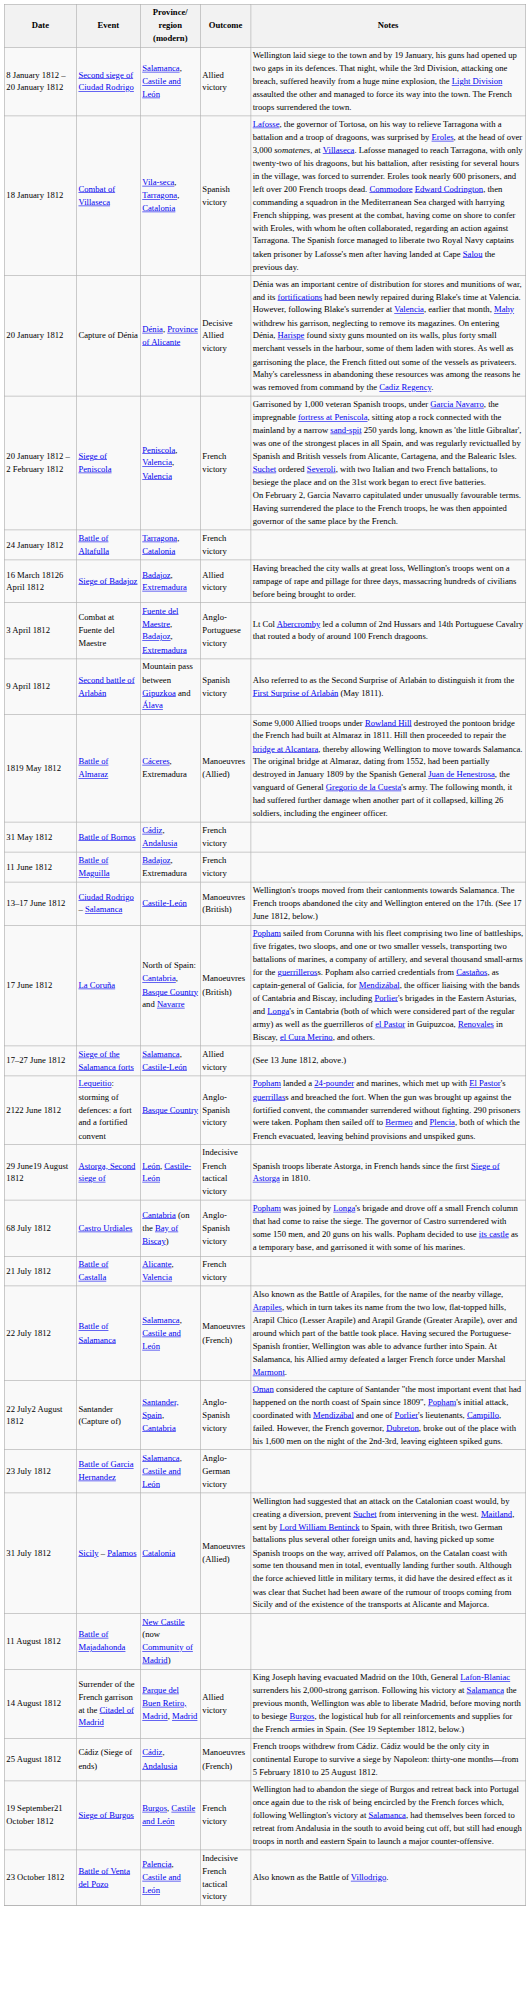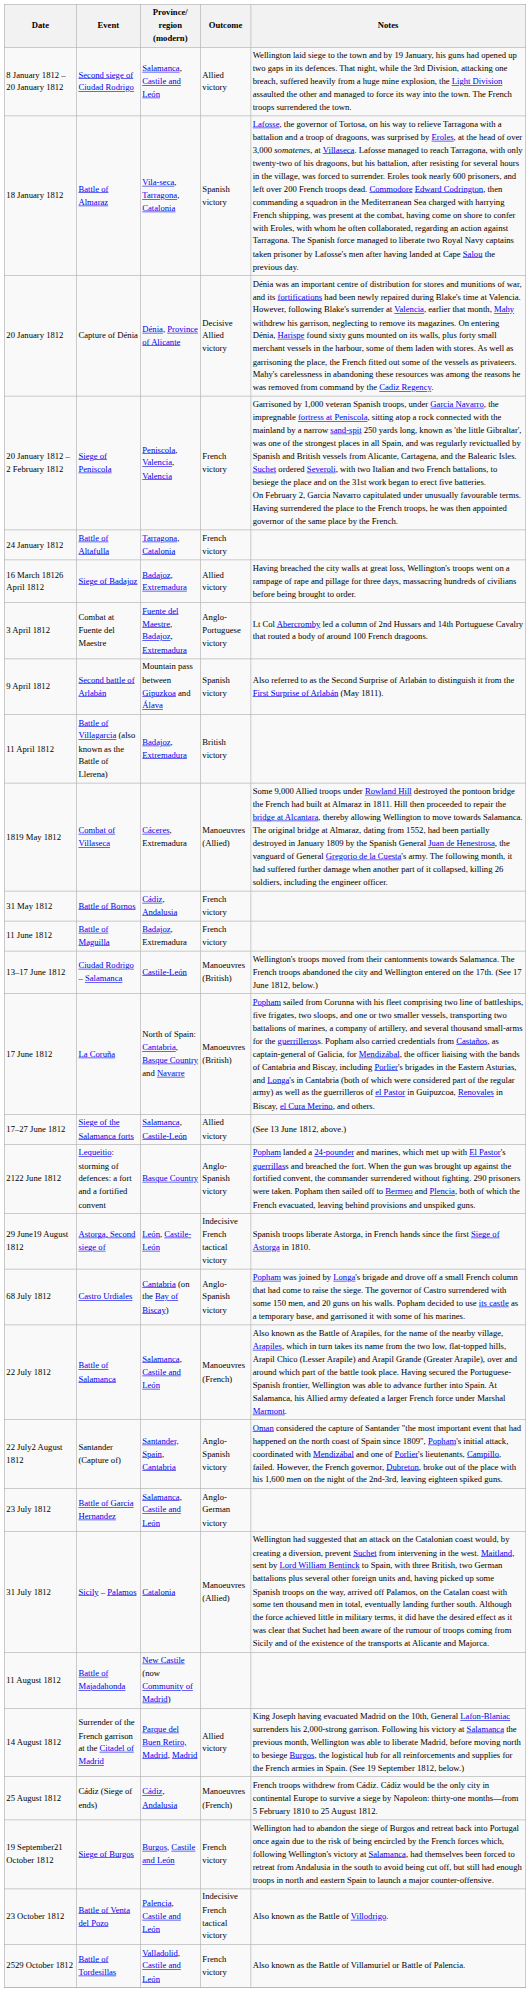(97, 196) Combat of Villaseca -> (93, 196) Battle of Almaraz
+ row: (30, 749)
(93, 768) Battle of Almaraz -> (97, 837) Combat of Villaseca
- row: (29, 1271)
+ row: (40, 1966)
